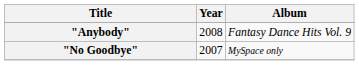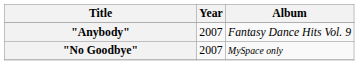(211, 32) 2008 -> (211, 32) 2007
